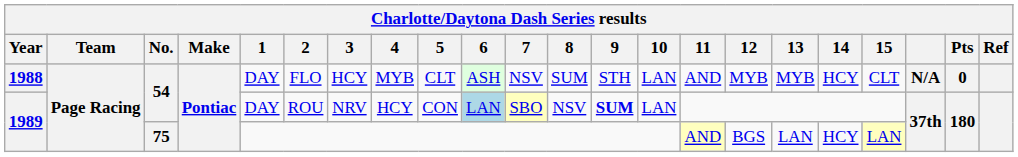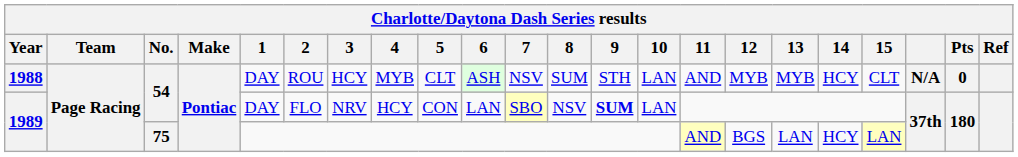(306, 77) FLO -> (306, 77) ROU
(306, 107) ROU -> (306, 107) FLO
(483, 107) lightblue background -> (483, 107) no background
